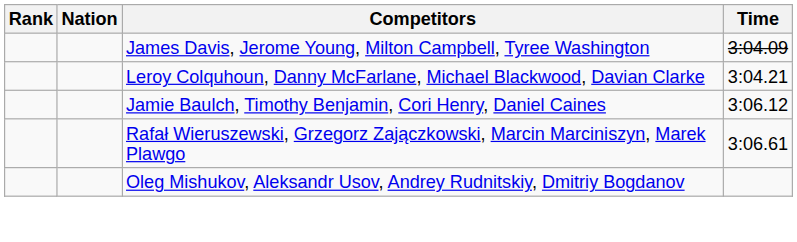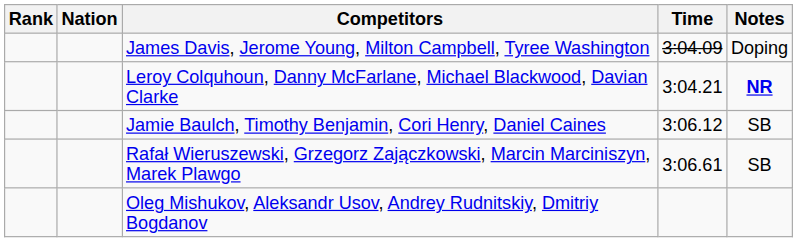+ column: (760, 19)
